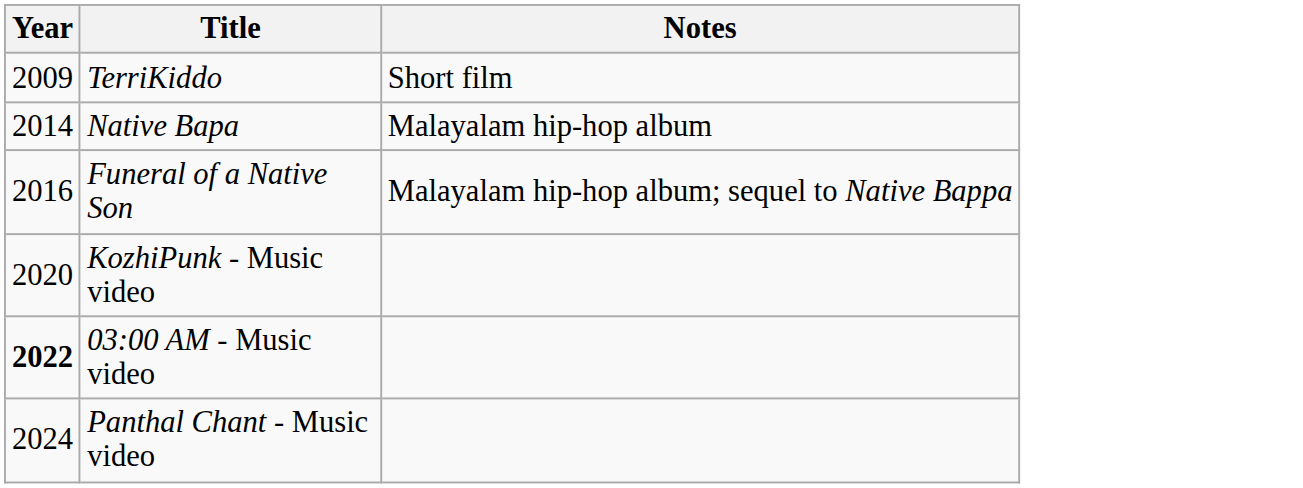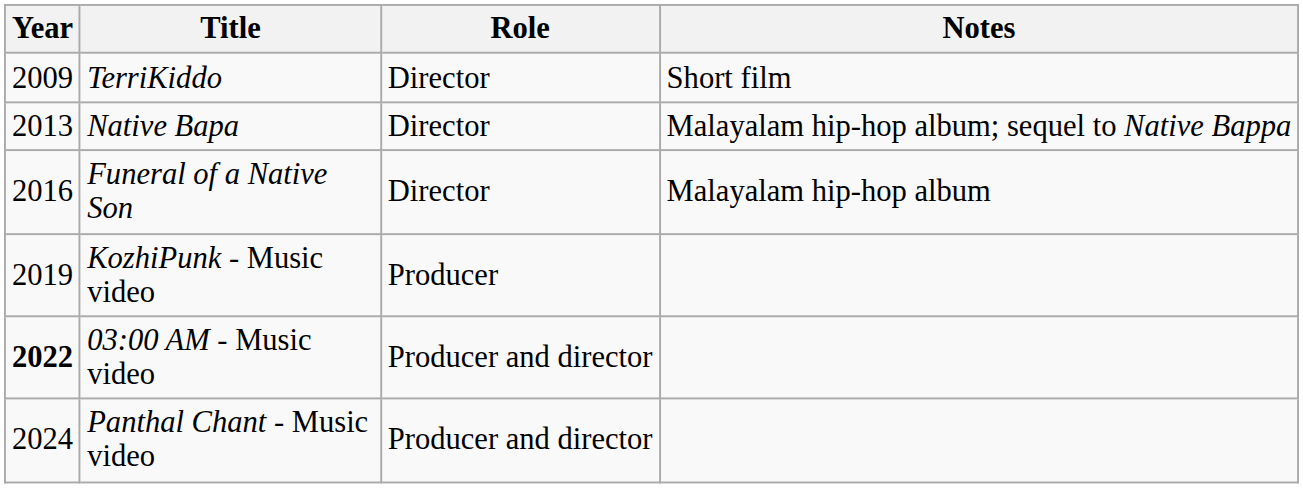+ column: (520, 28)
(43, 125) 2014 -> (43, 125) 2013
(550, 125) Malayalam hip-hop album -> (979, 125) Malayalam hip-hop album; sequel to Native Bappa
(700, 191) Malayalam hip-hop album; sequel to Native Bappa -> (829, 191) Malayalam hip-hop album
(43, 274) 2020 -> (43, 274) 2019
